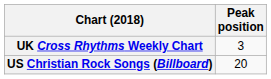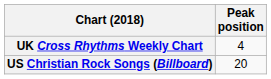(241, 45) 3 -> (241, 45) 4
